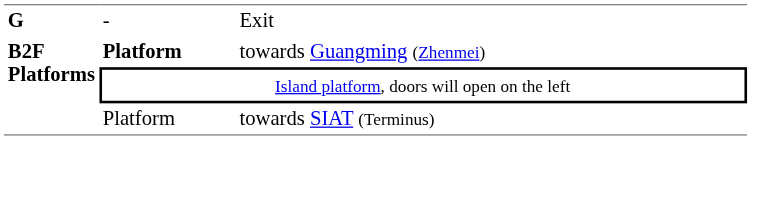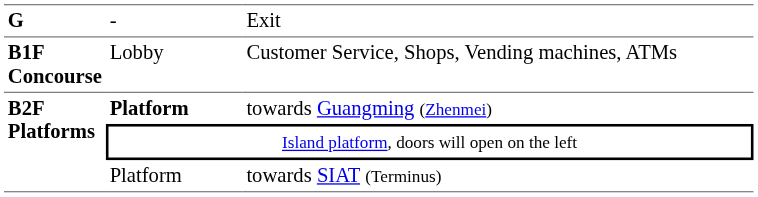+ row: (462, 52)
